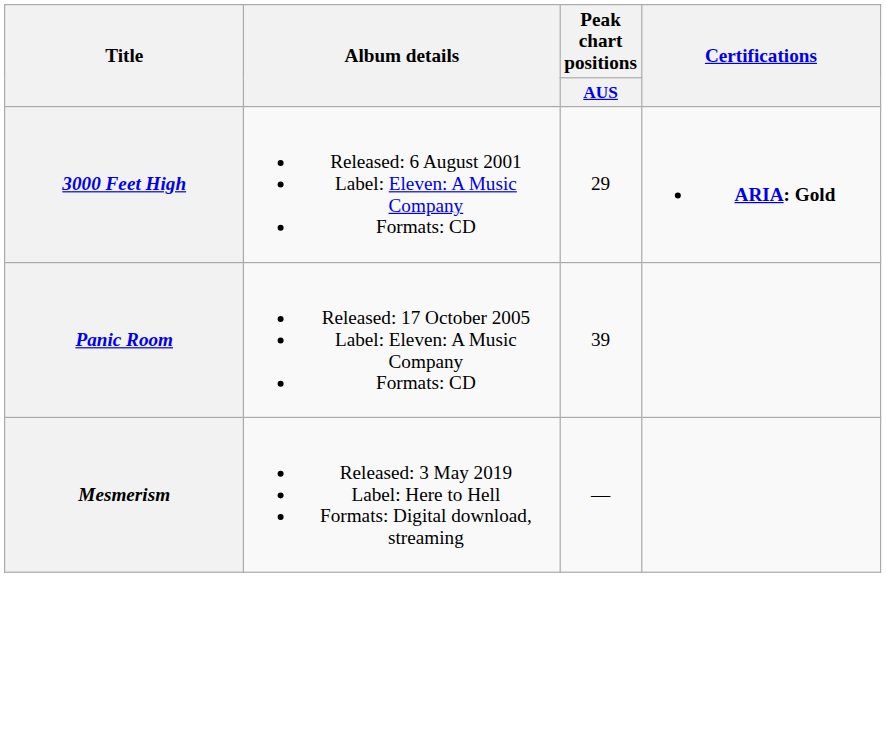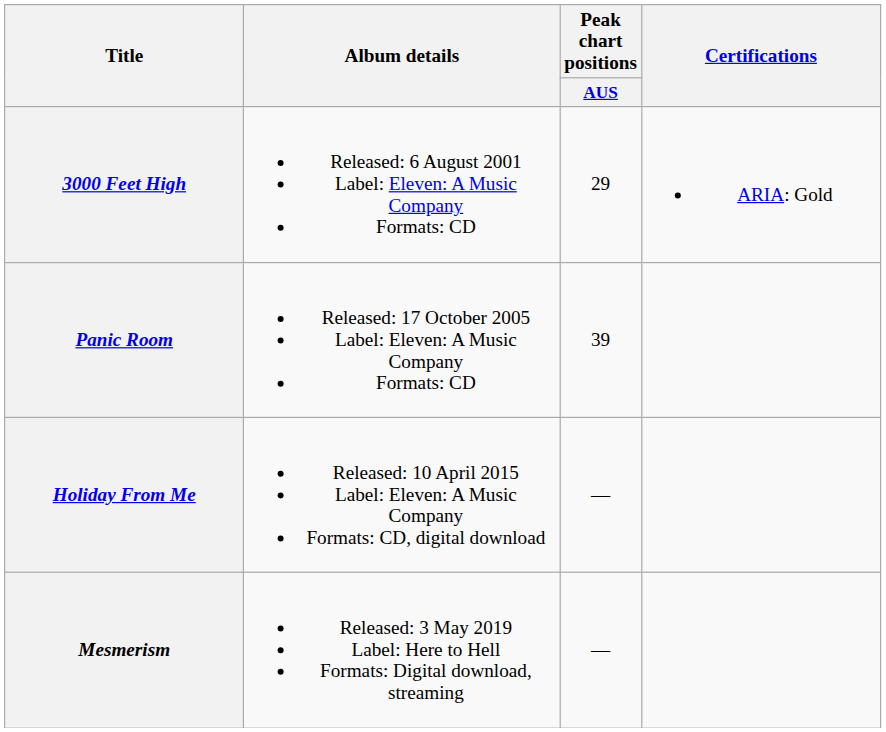(761, 195) bold -> (761, 195) normal
+ row: (124, 494)
